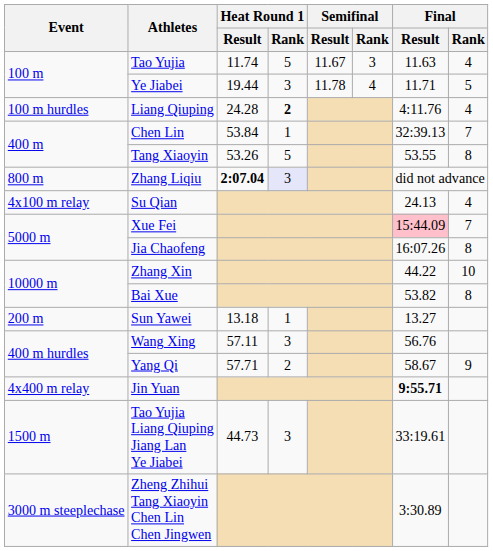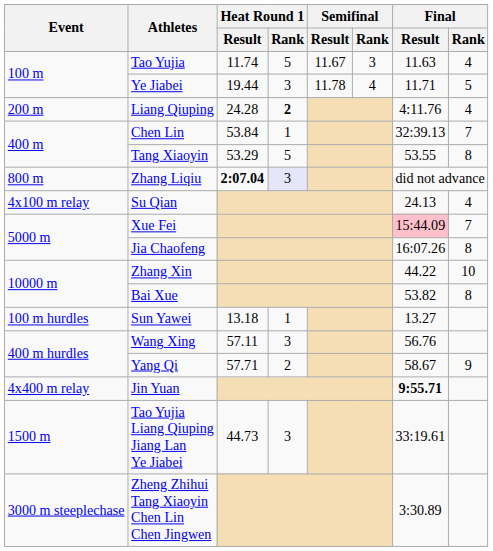(48, 109) 100 m hurdles -> (26, 109) 200 m
(242, 156) 53.26 -> (242, 156) 53.29
(26, 319) 200 m -> (48, 319) 100 m hurdles
